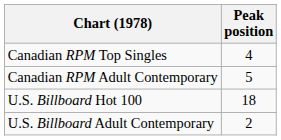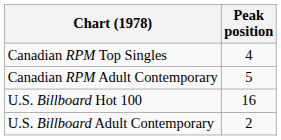(249, 100) 18 -> (249, 100) 16
